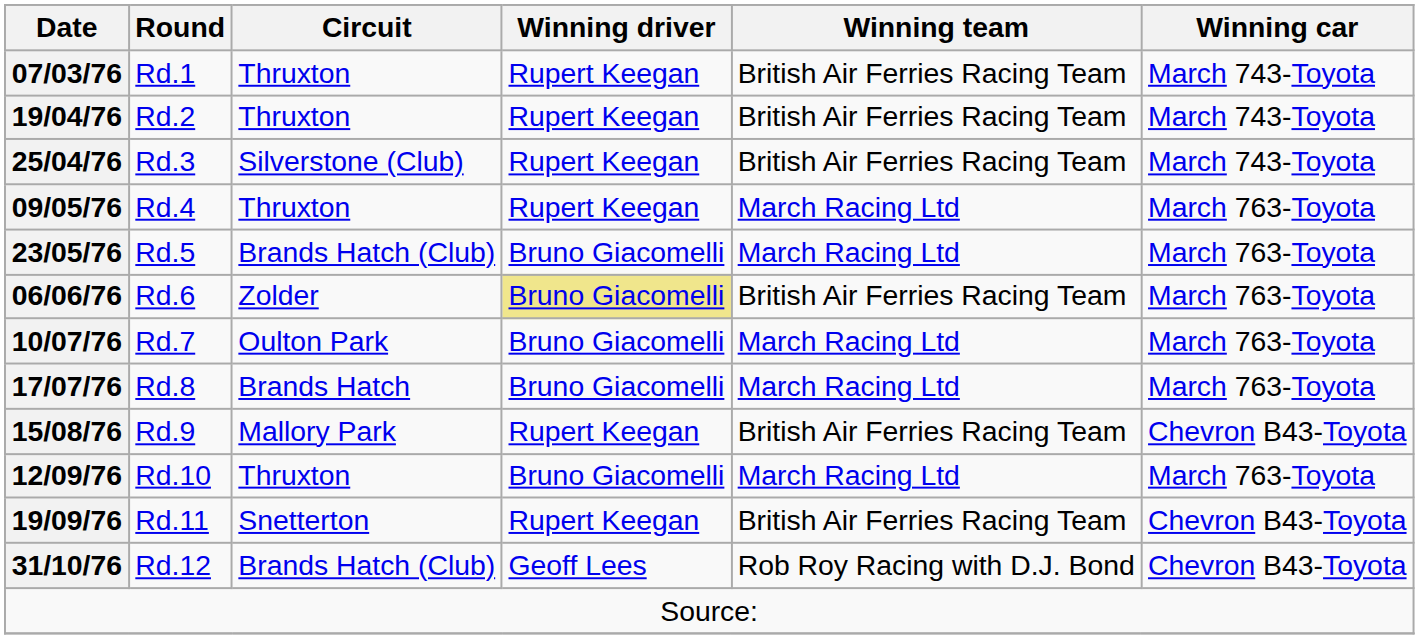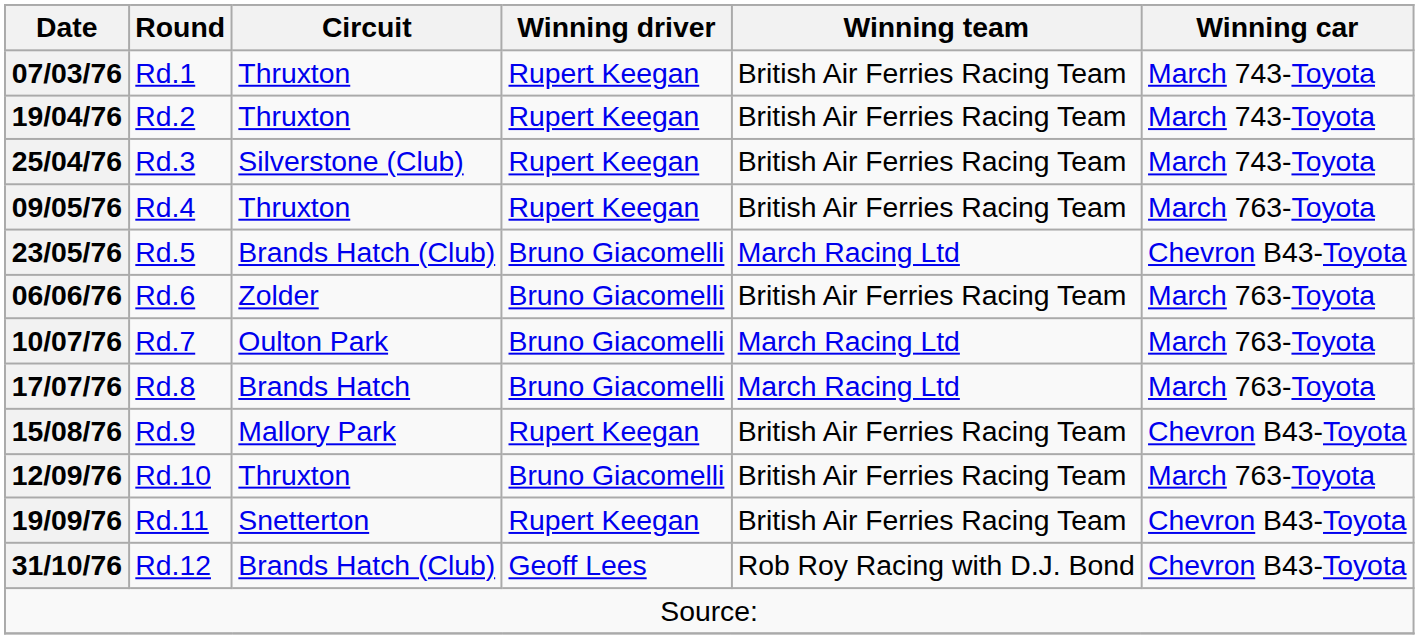(849, 207) March Racing Ltd -> (932, 207) British Air Ferries Racing Team
(1262, 252) March 763-Toyota -> (1277, 252) Chevron B43-Toyota
(616, 297) khaki background -> (616, 297) no background
(849, 476) March Racing Ltd -> (932, 476) British Air Ferries Racing Team
